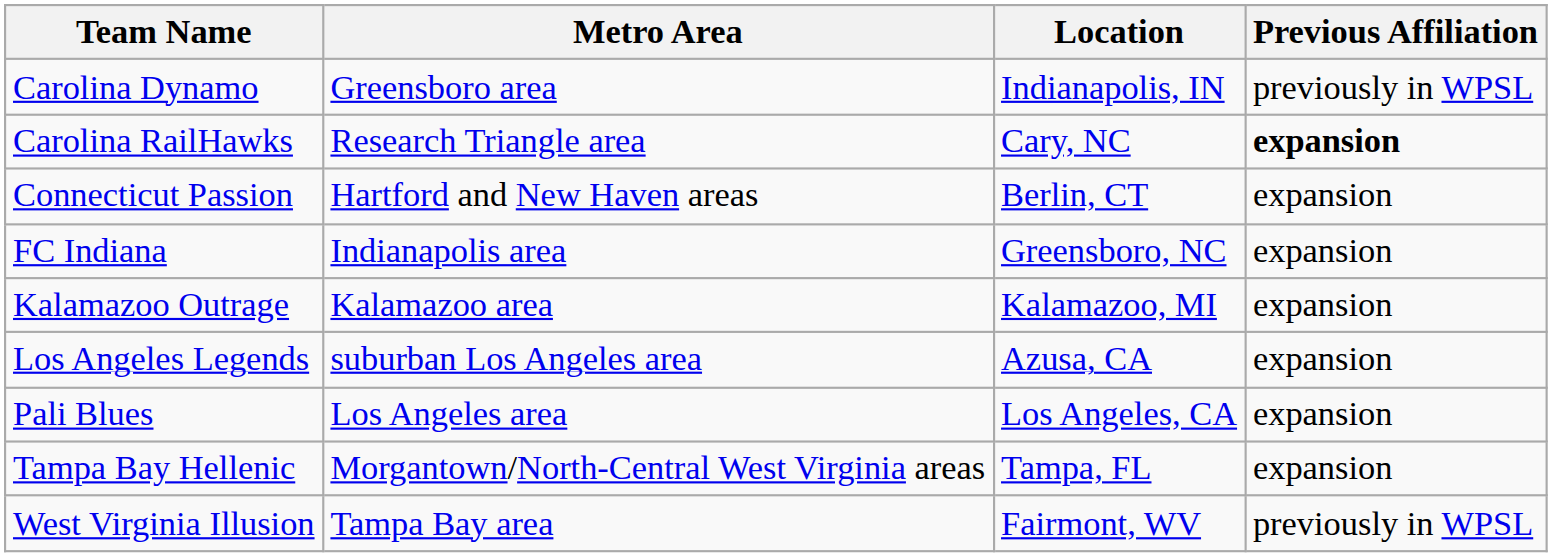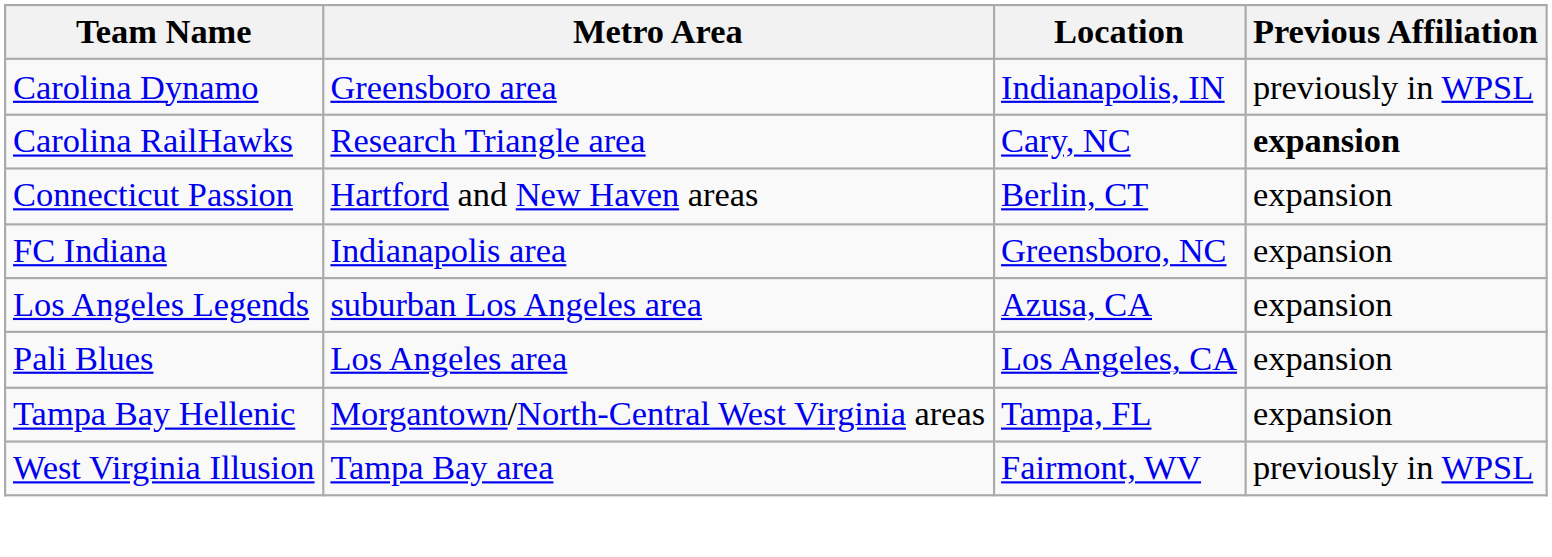- row: (151, 304)
